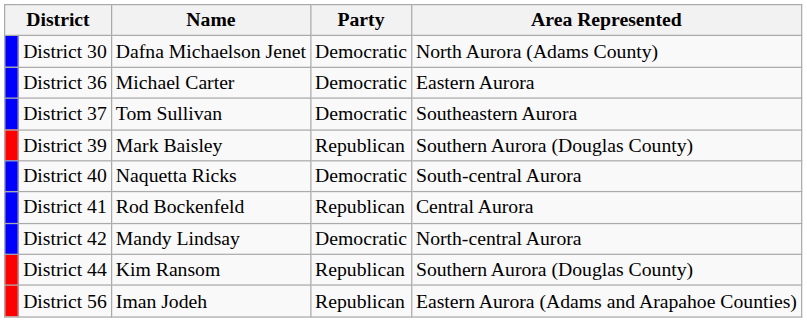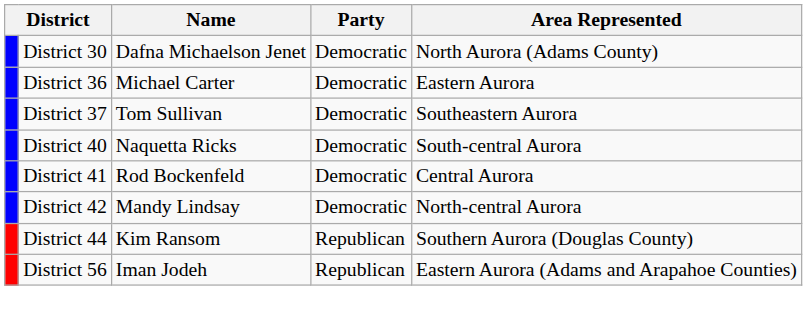- row: (65, 144)
(360, 207) Republican -> (361, 176) Democratic
